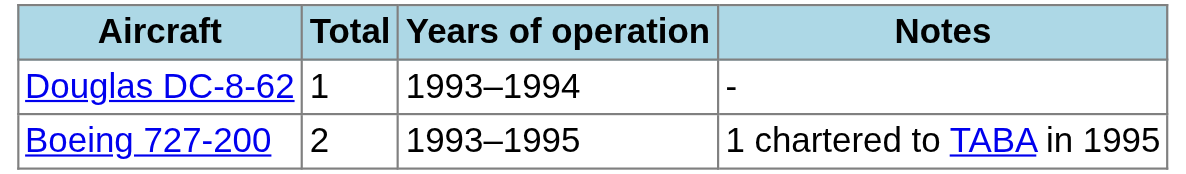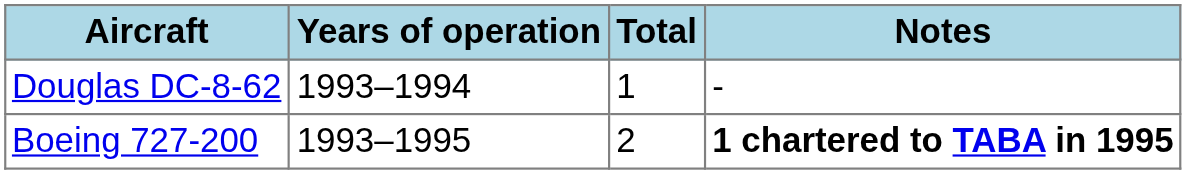columns swapped: (350, 31) <-> (558, 31)
(943, 140) normal -> (943, 140) bold
